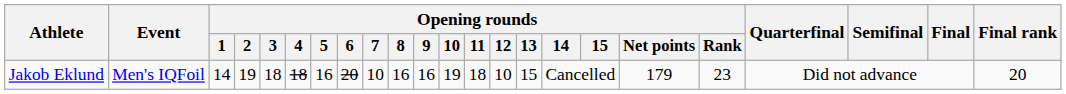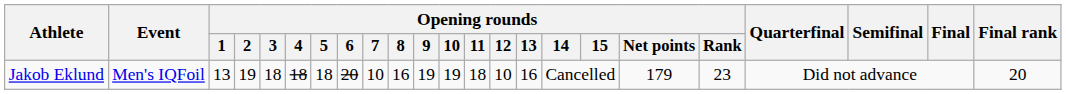(222, 75) 14 -> (222, 75) 13
(324, 75) 16 -> (324, 75) 18
(426, 75) 16 -> (426, 75) 19
(529, 75) 15 -> (529, 75) 16
